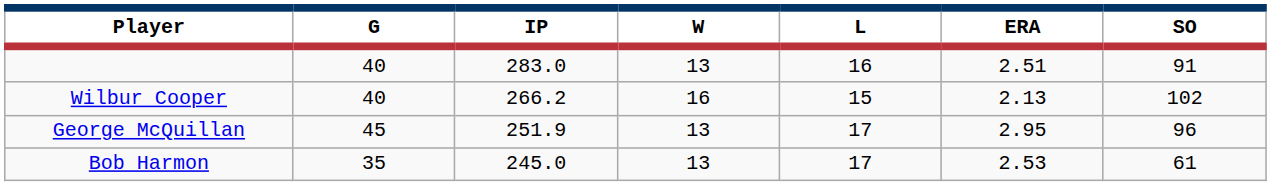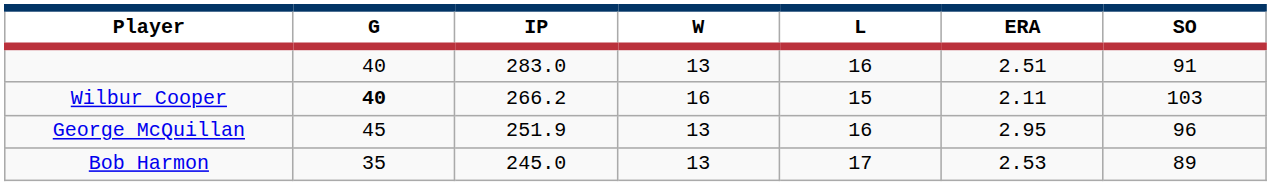(374, 99) normal -> (374, 99) bold
(1022, 99) 2.13 -> (1022, 99) 2.11
(1185, 99) 102 -> (1185, 99) 103
(860, 131) 17 -> (860, 131) 16
(1185, 164) 61 -> (1185, 164) 89
